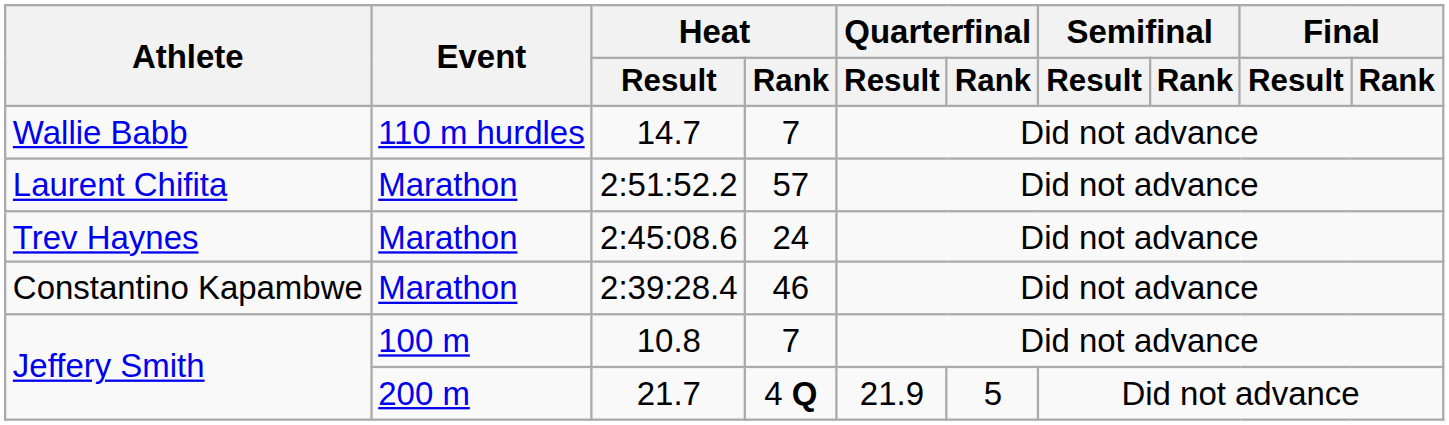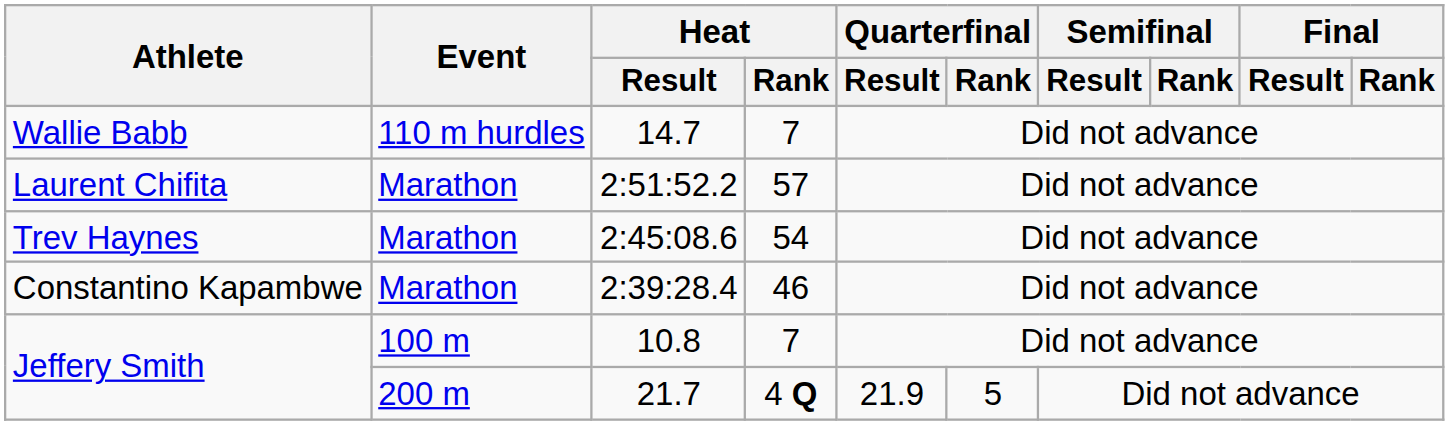(791, 237) 24 -> (791, 237) 54
